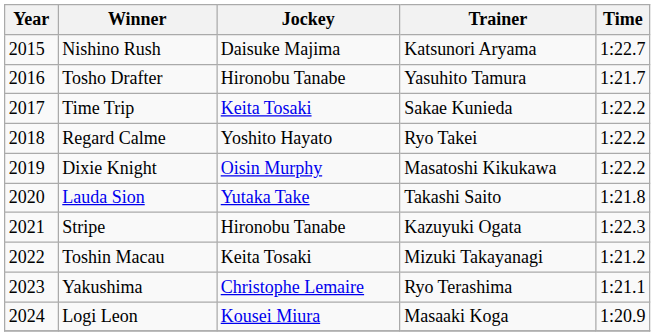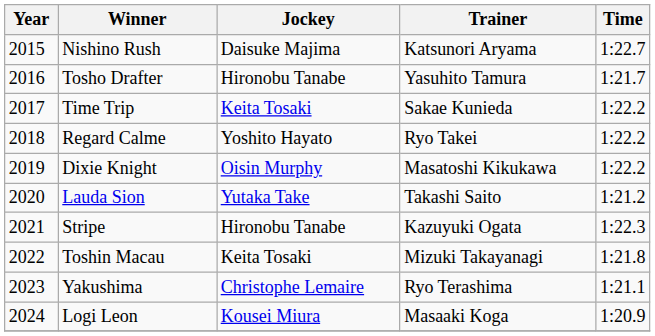(623, 197) 1:21.8 -> (623, 197) 1:21.2
(623, 257) 1:21.2 -> (623, 257) 1:21.8
